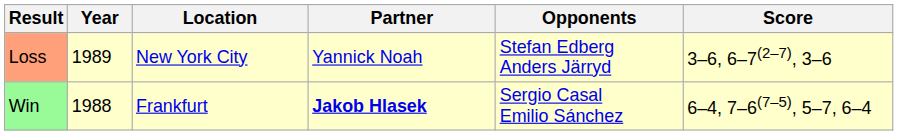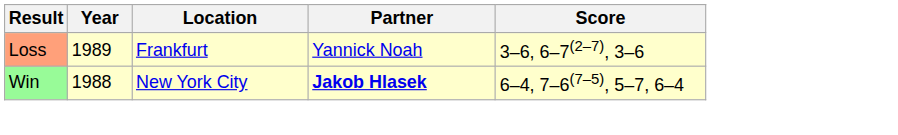- column: (589, 18)
(192, 57) New York City -> (172, 49) Frankfurt
(172, 105) Frankfurt -> (192, 82) New York City
